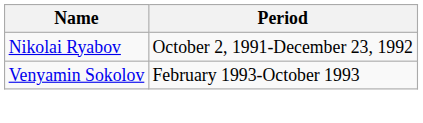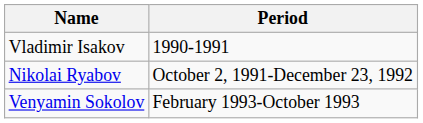+ row: (67, 46)
